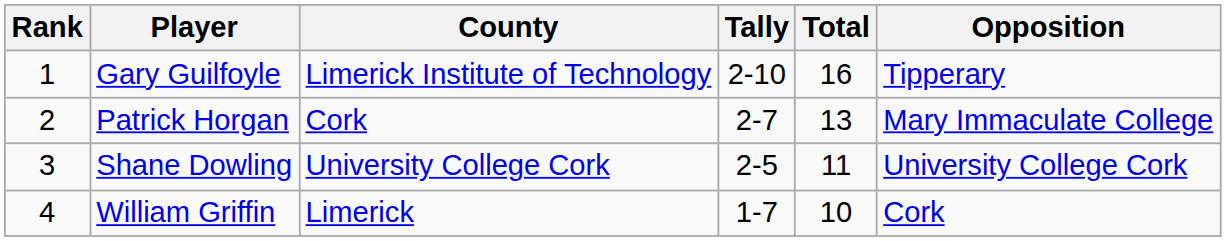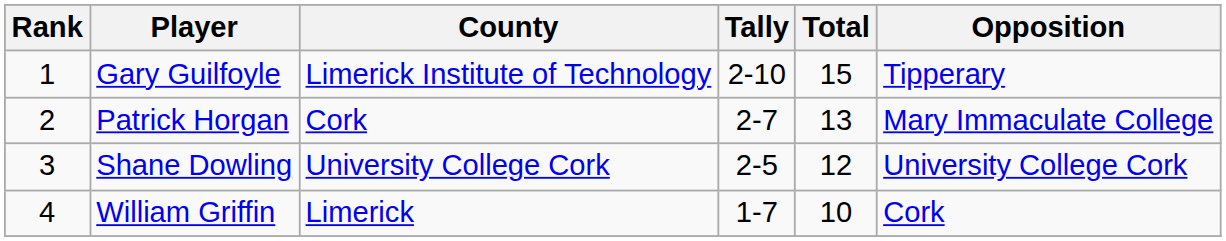(836, 73) 16 -> (836, 73) 15
(836, 166) 11 -> (836, 166) 12
